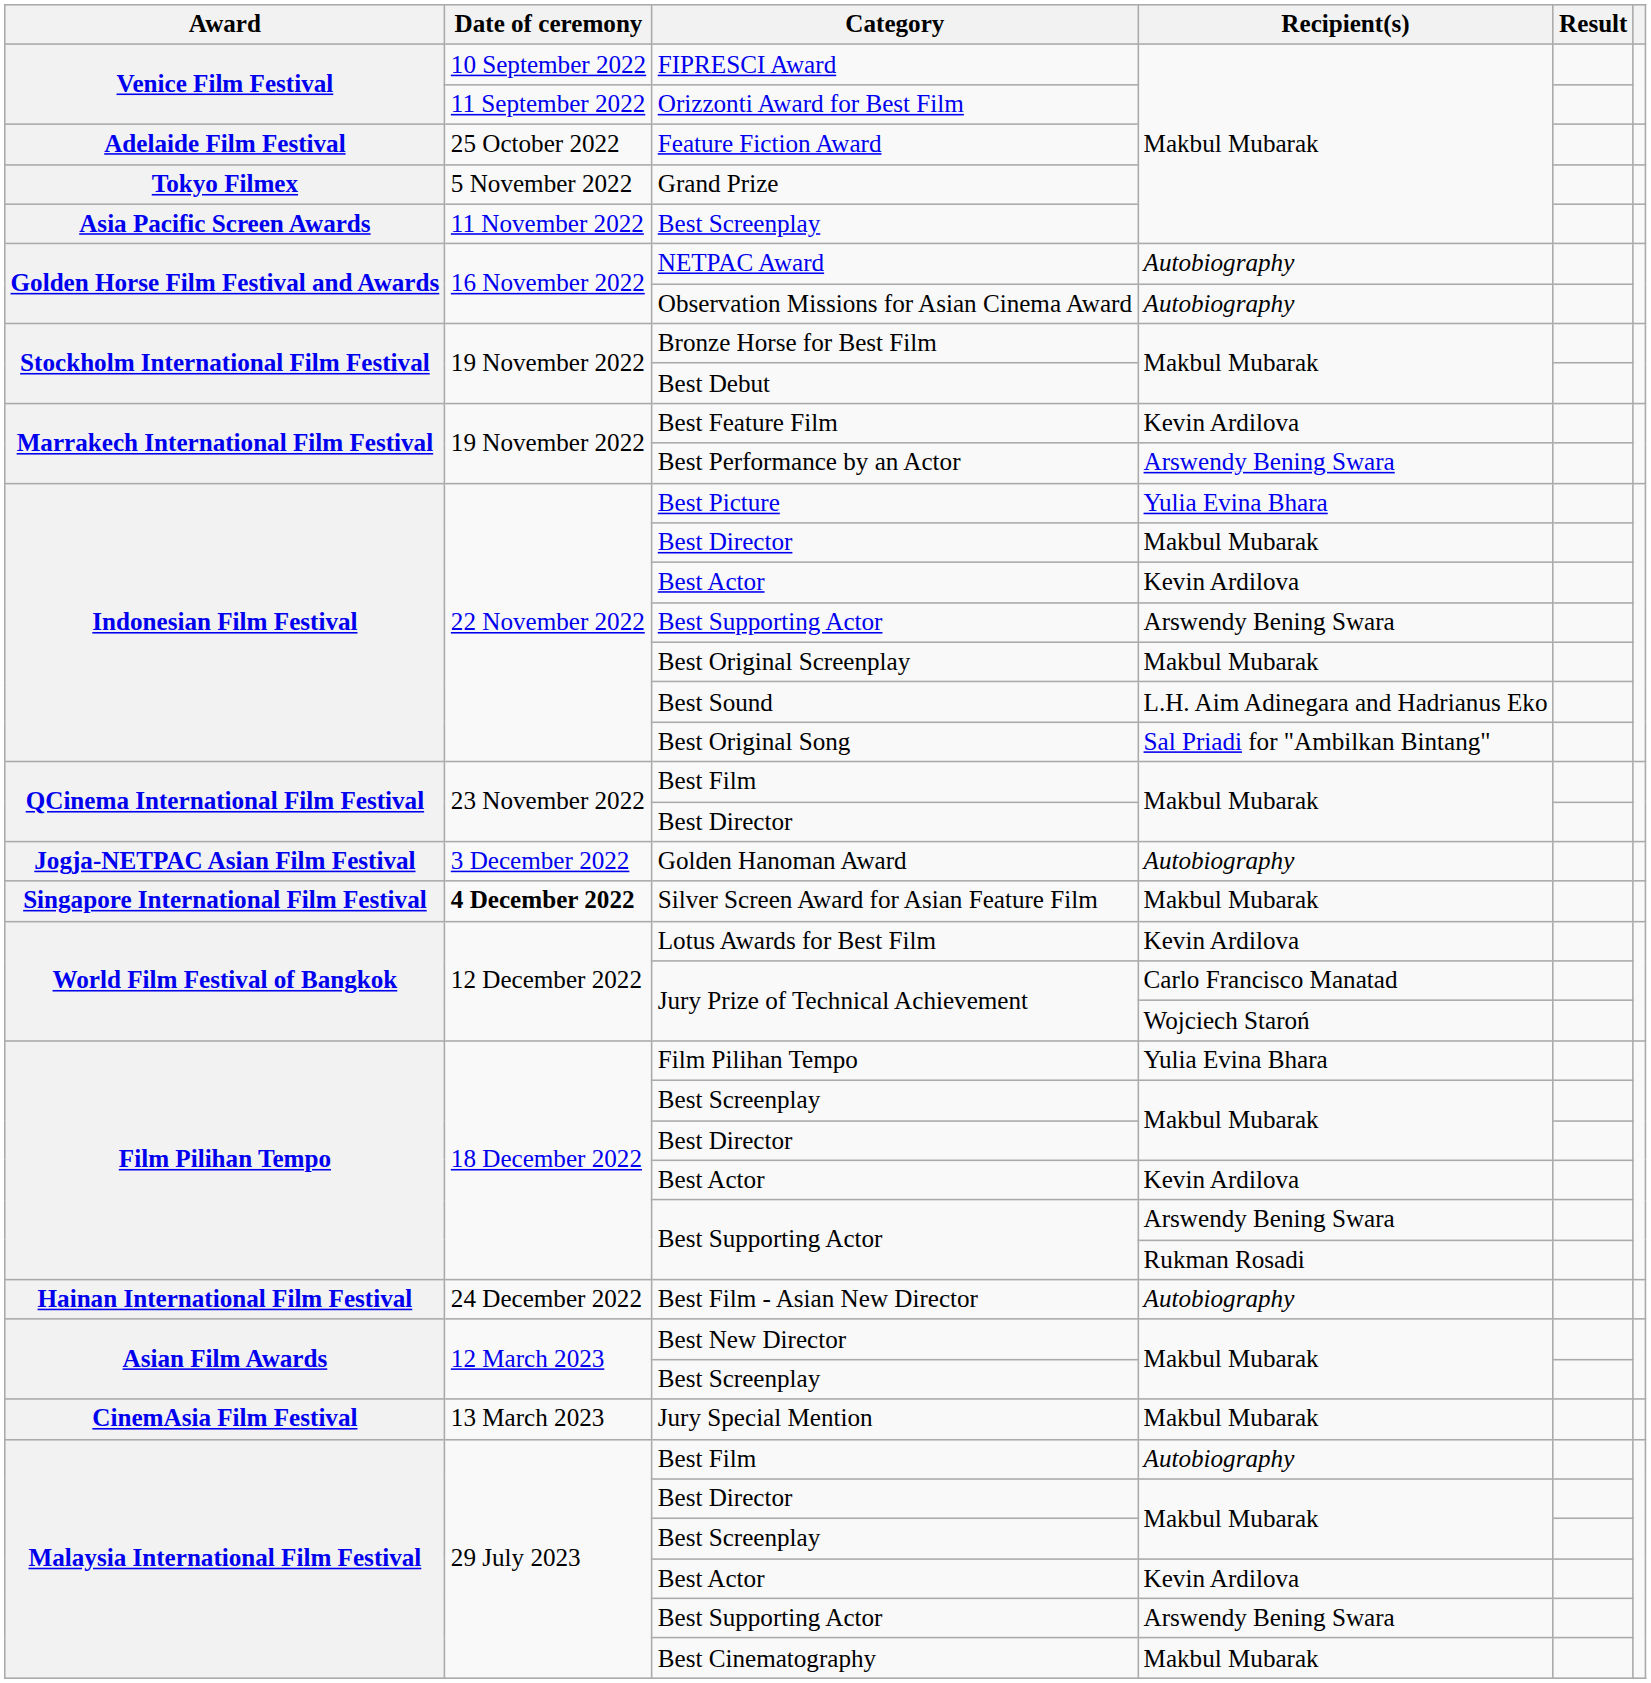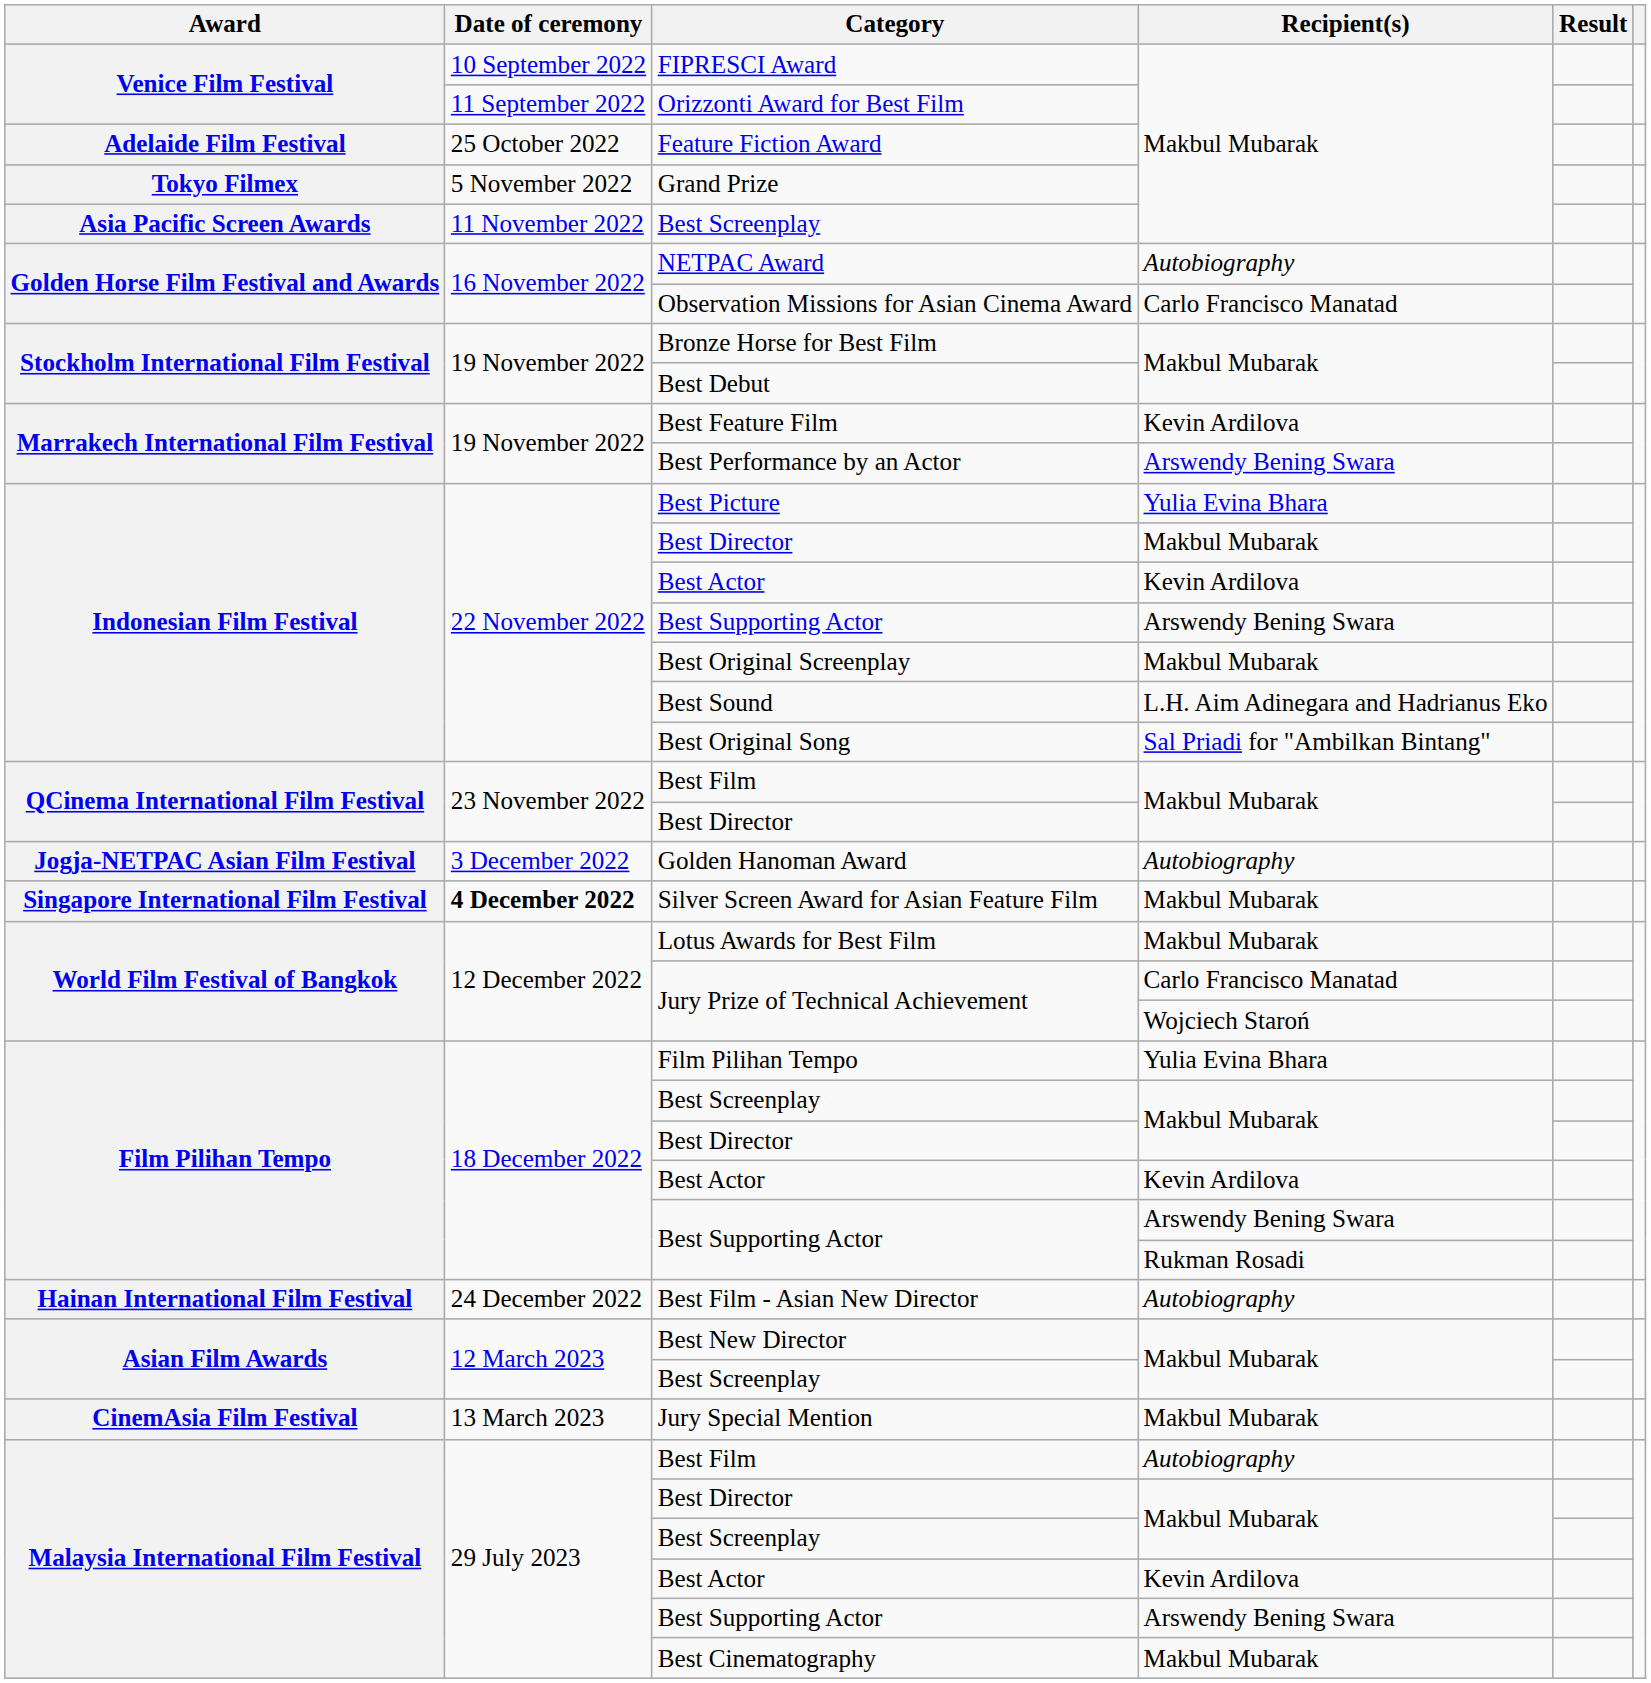(1219, 303) Autobiography -> (1271, 303) Carlo Francisco Manatad
(1221, 940) Kevin Ardilova -> (1231, 940) Makbul Mubarak
